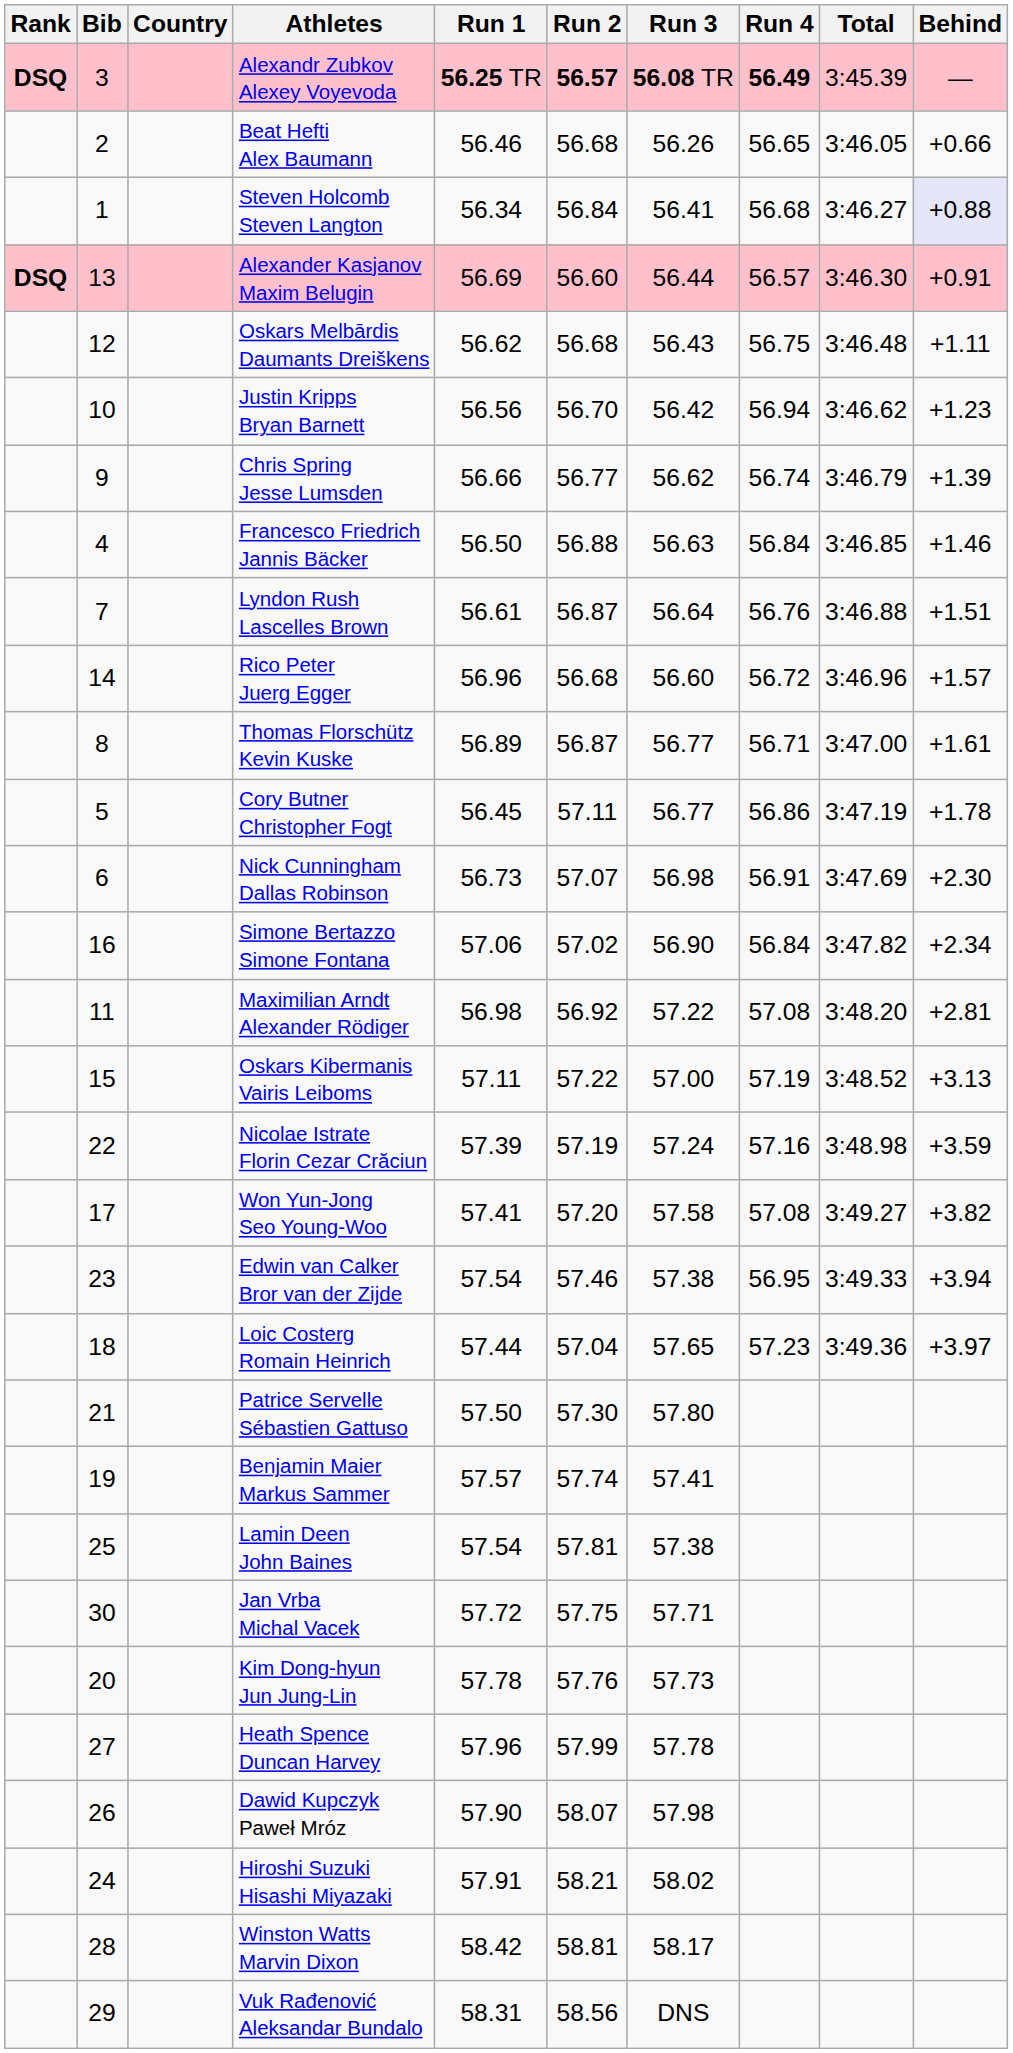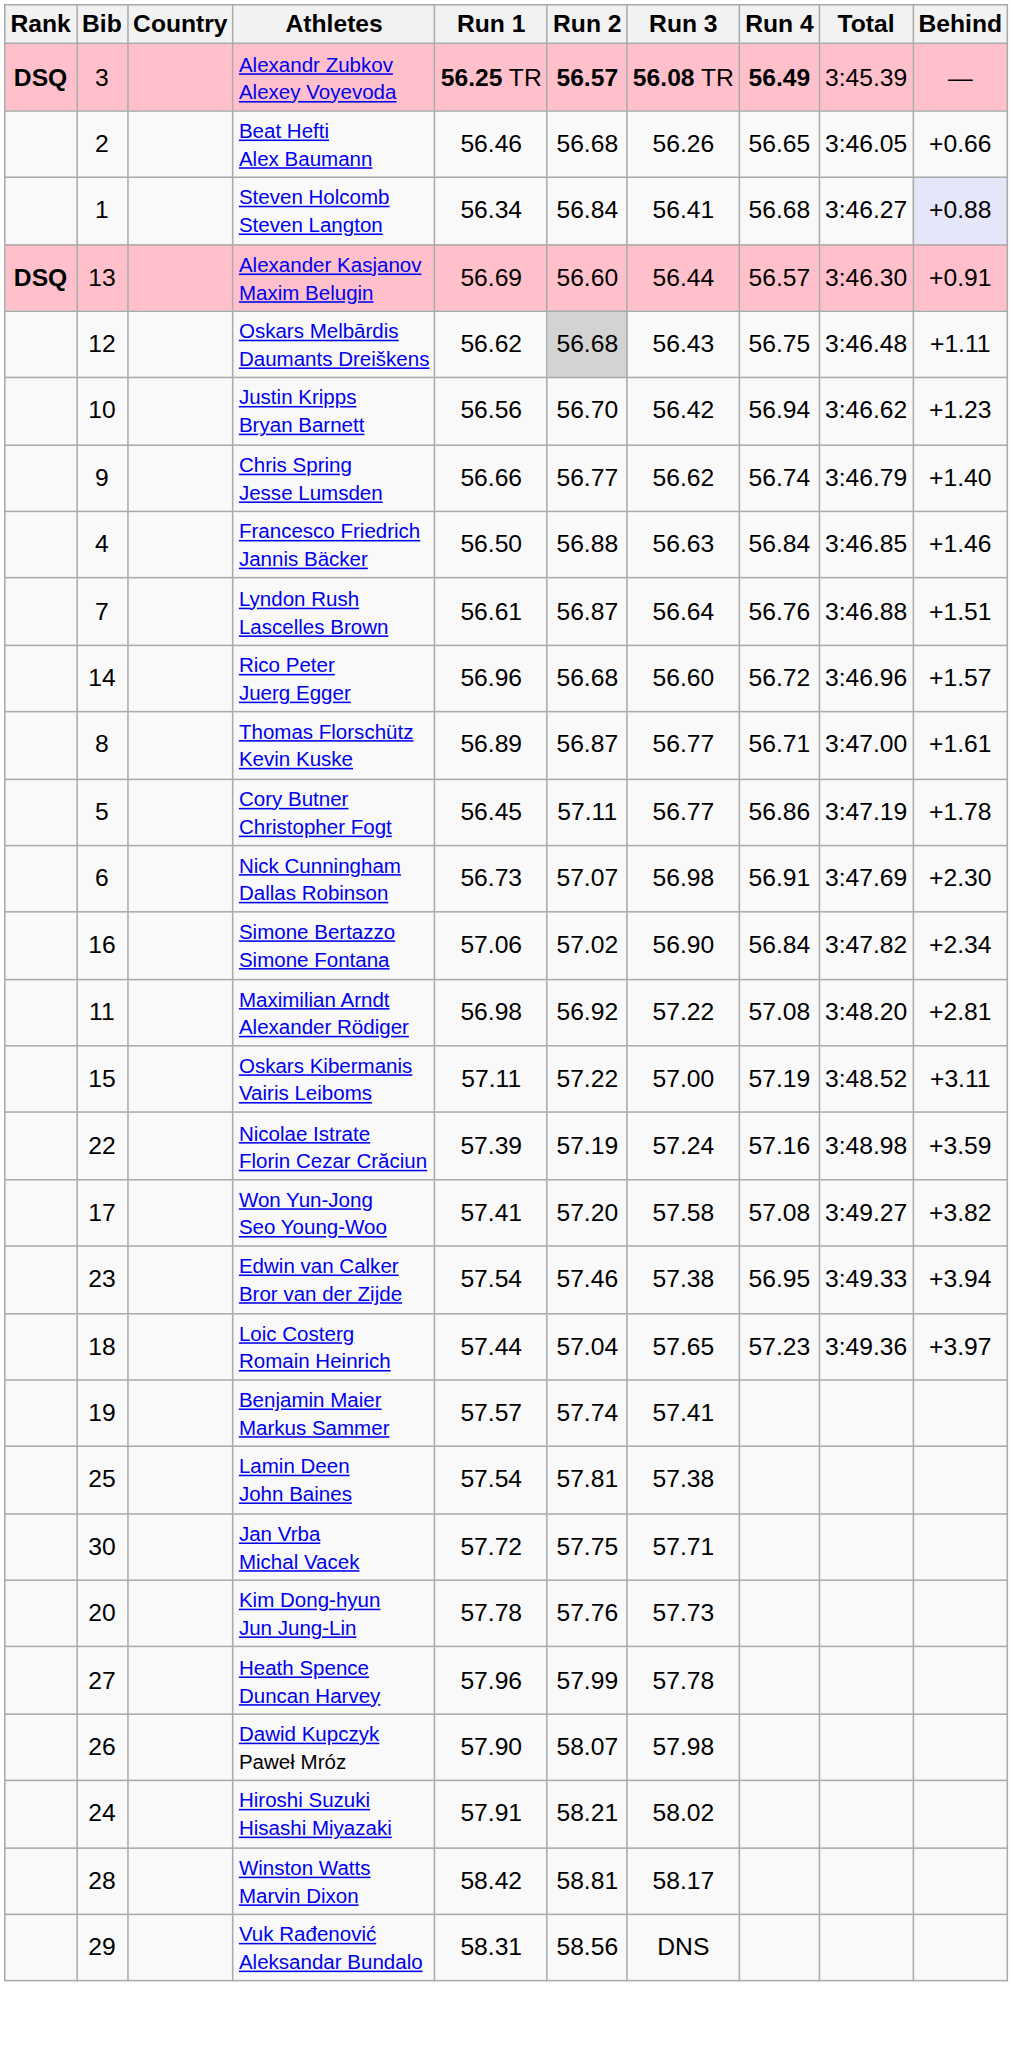(587, 344) no background -> (587, 344) lightgrey background
(960, 477) +1.39 -> (960, 477) +1.40
(960, 1078) +3.13 -> (960, 1078) +3.11
- row: (323, 1414)
